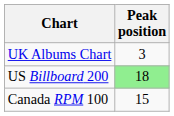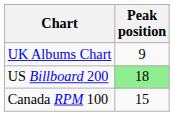(142, 54) 3 -> (142, 54) 9
